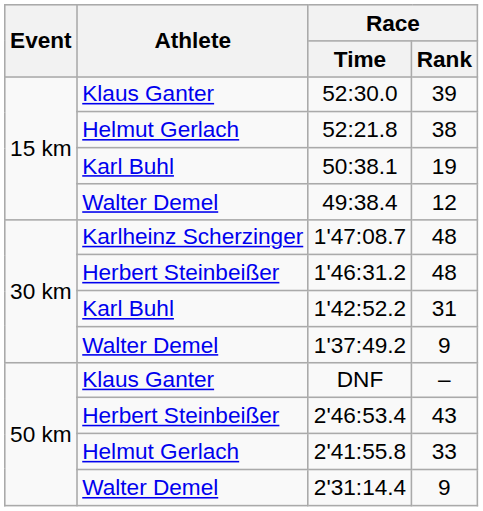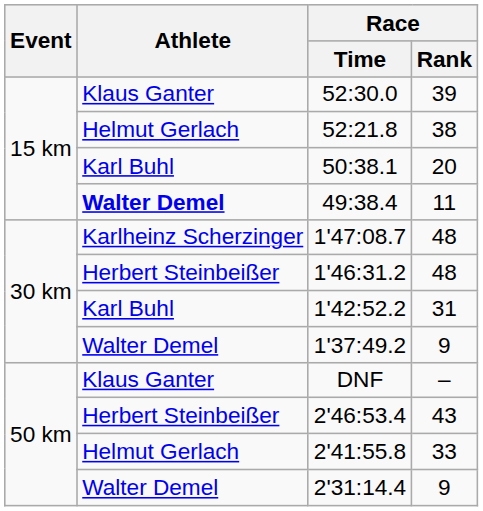(444, 166) 19 -> (444, 166) 20
(150, 202) normal -> (153, 202) bold
(444, 202) 12 -> (444, 202) 11
